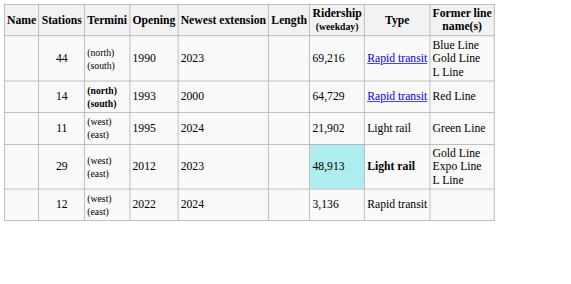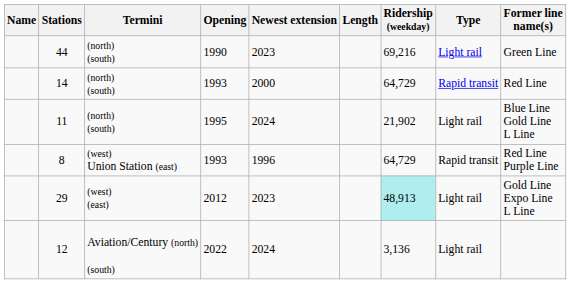(397, 58) Rapid transit -> (460, 51) Light rail
(456, 58) Blue Line Gold Line L Line -> (530, 51) Green Line
(102, 96) bold -> (101, 84) normal
(99, 129) (west) (east) -> (101, 122) (north) (south)
(459, 128) Green Line -> (527, 121) Blue Line Gold Line L Line
+ row: (62, 160)
(391, 166) bold -> (460, 198) normal
(99, 205) (west) (east) -> (143, 256) Aviation/Century (north) (south)
(397, 204) Rapid transit -> (460, 249) Light rail
